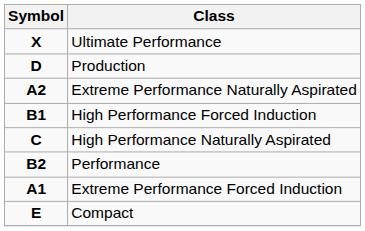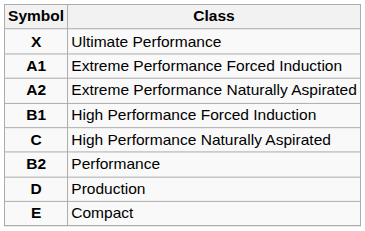rows swapped: (207, 189) <-> (108, 66)
